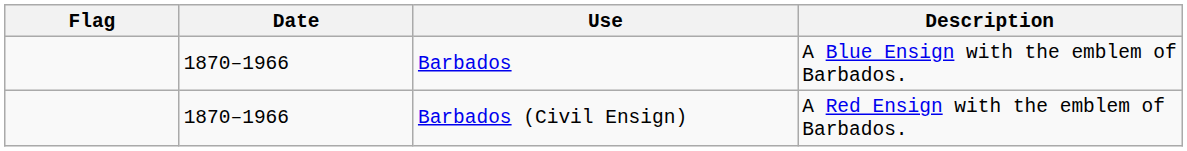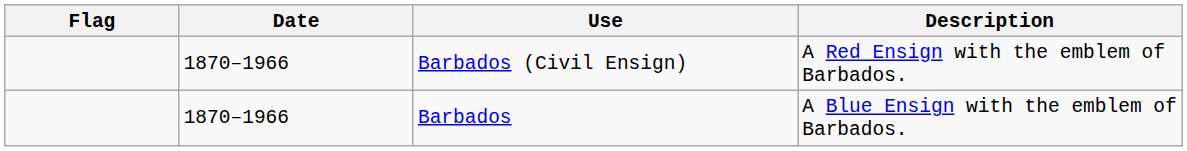rows swapped: (465, 64) <-> (553, 118)
